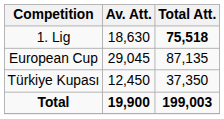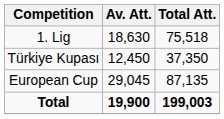(187, 37) bold -> (187, 37) normal
rows swapped: (53, 80) <-> (53, 59)
